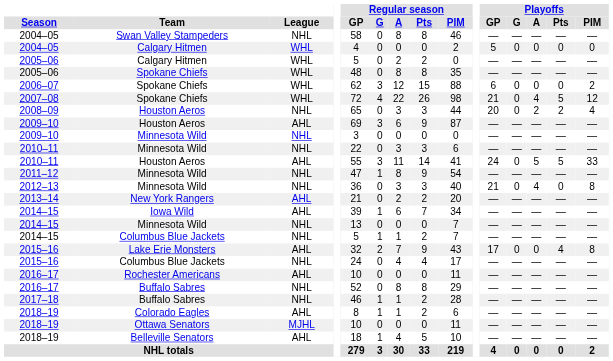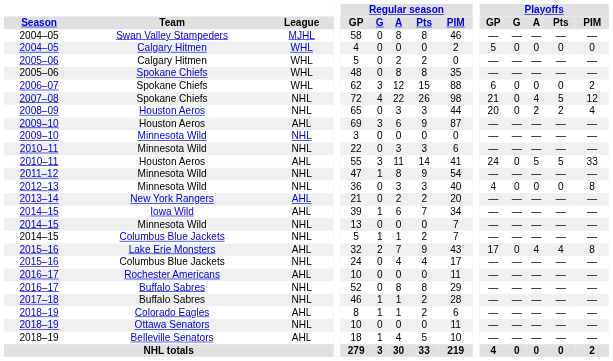(302, 35) NHL -> (302, 35) MJHL
(302, 98) WHL -> (302, 98) NHL
(493, 186) 21 -> (493, 186) 4
(536, 186) 4 -> (536, 186) 0
(536, 249) 0 -> (536, 249) 4
(302, 325) MJHL -> (302, 325) NHL
